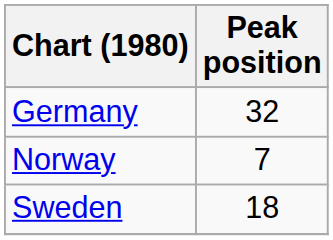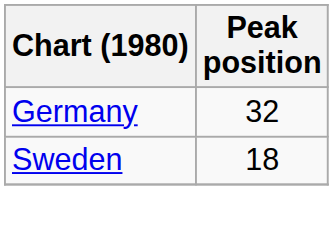- row: (64, 160)
